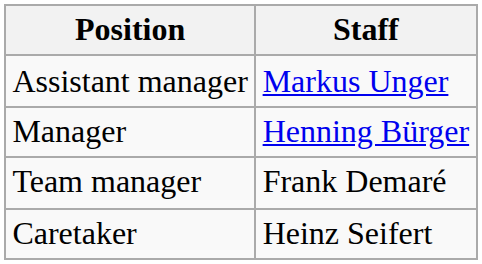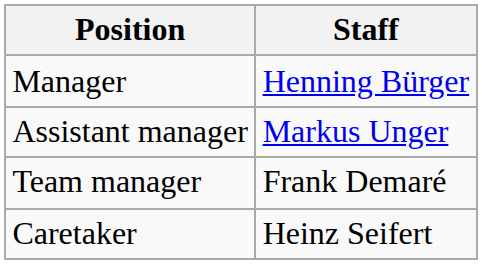rows swapped: (69, 131) <-> (130, 80)
